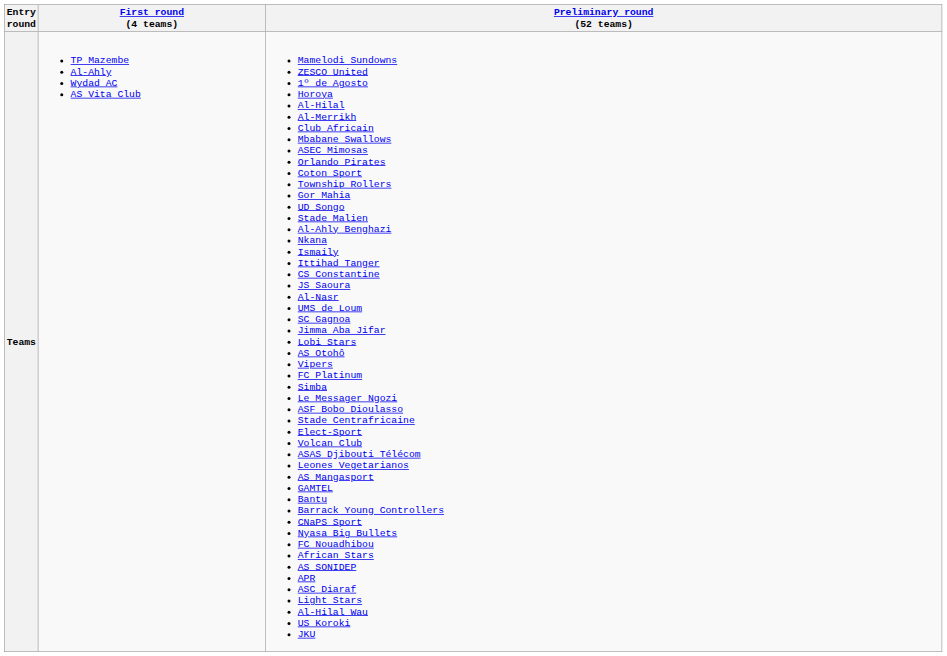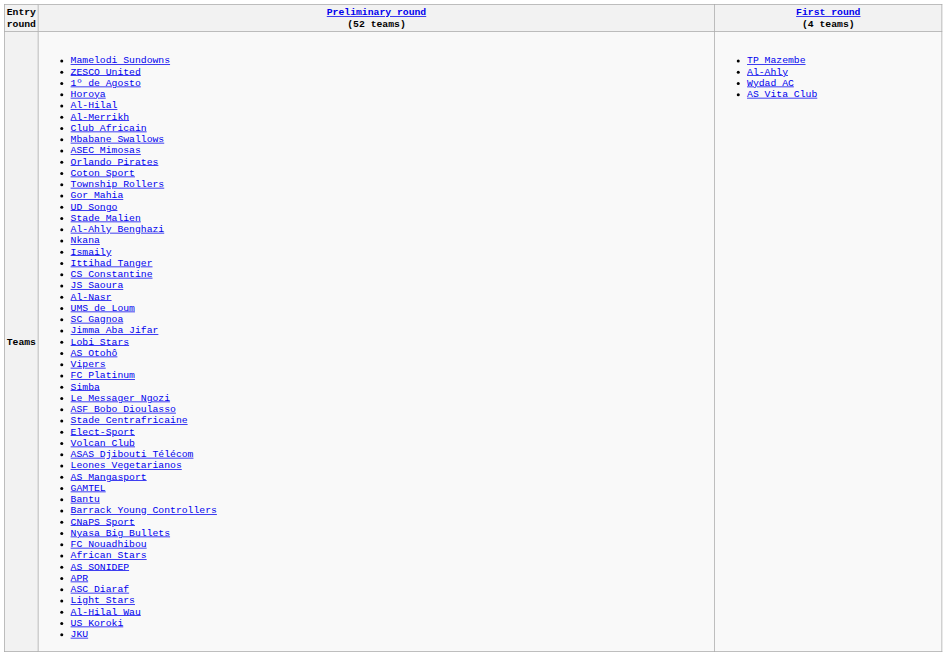columns swapped: (152, 18) <-> (604, 18)
